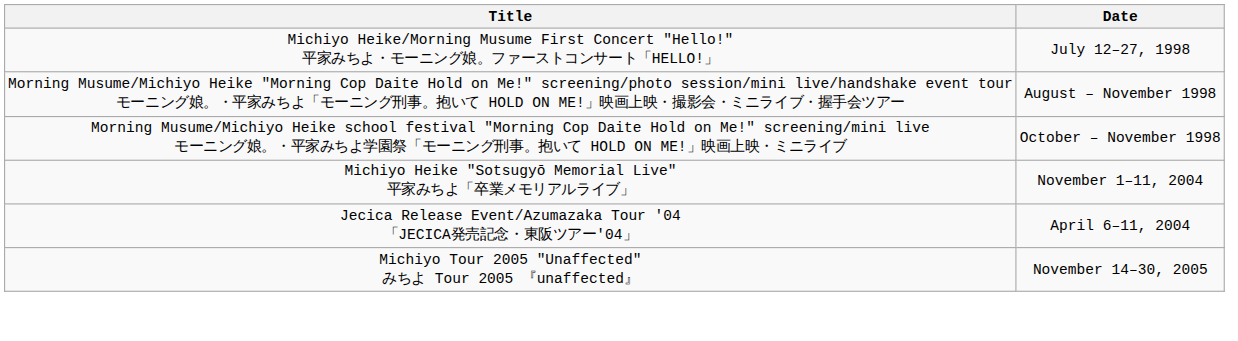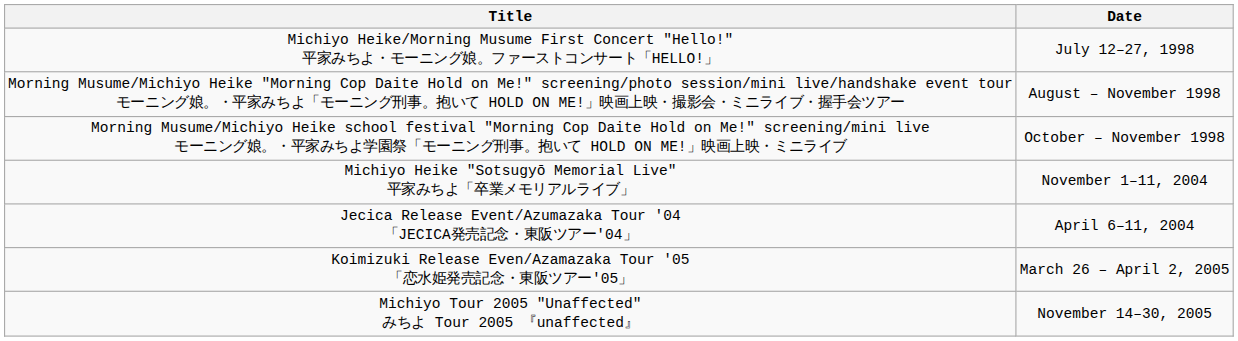+ row: (510, 269)
